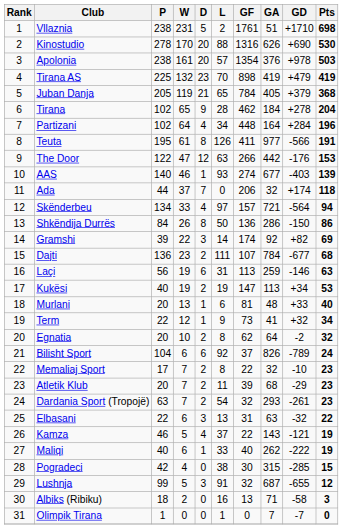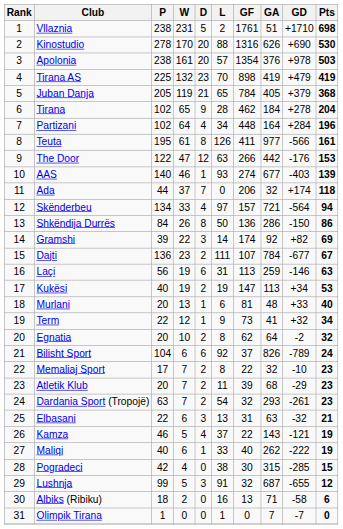(327, 142) 191 -> (327, 142) 161
(327, 256) 68 -> (327, 256) 67
(327, 418) 22 -> (327, 418) 21
(327, 499) 3 -> (327, 499) 6
